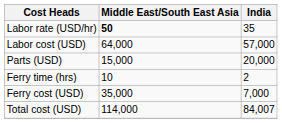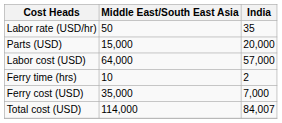(107, 28) bold -> (107, 28) normal
rows swapped: (46, 45) <-> (34, 61)
